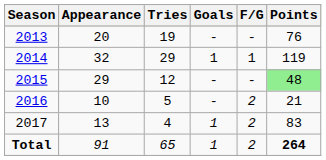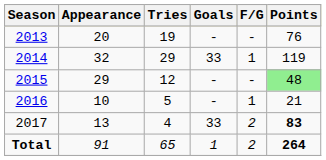(214, 59) 1 -> (214, 59) 33
(252, 102) 2 -> (252, 102) 1
(214, 123) 1 -> (214, 123) 33
(294, 123) normal -> (294, 123) bold
